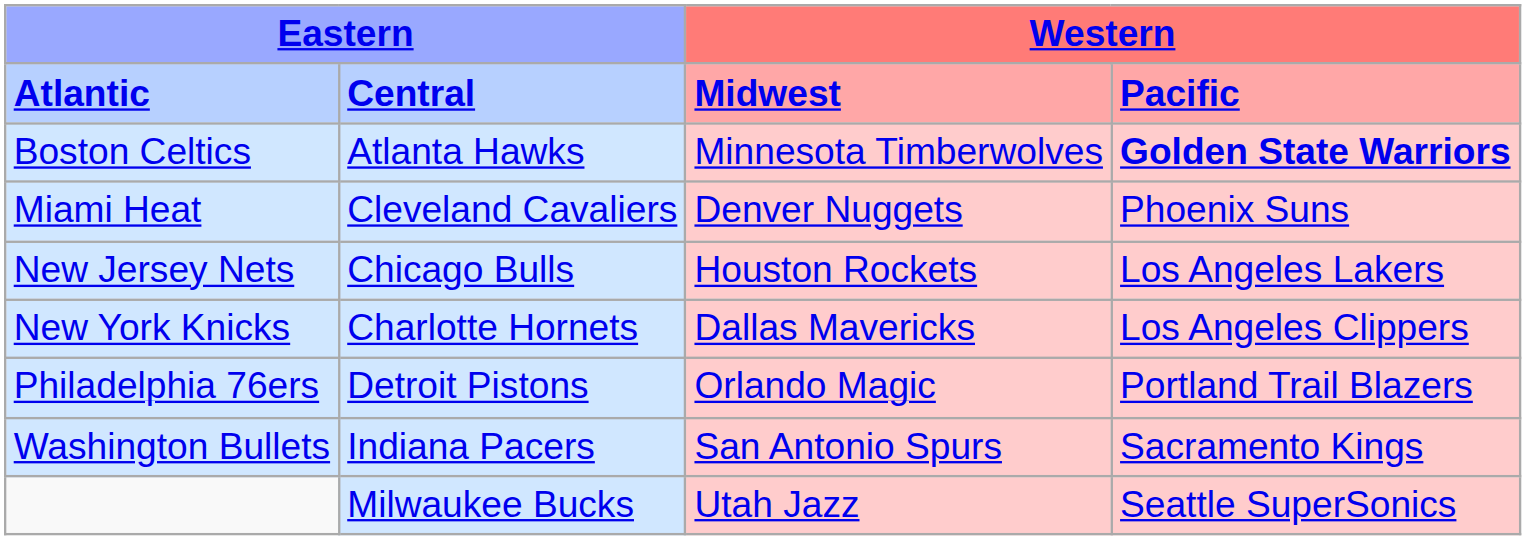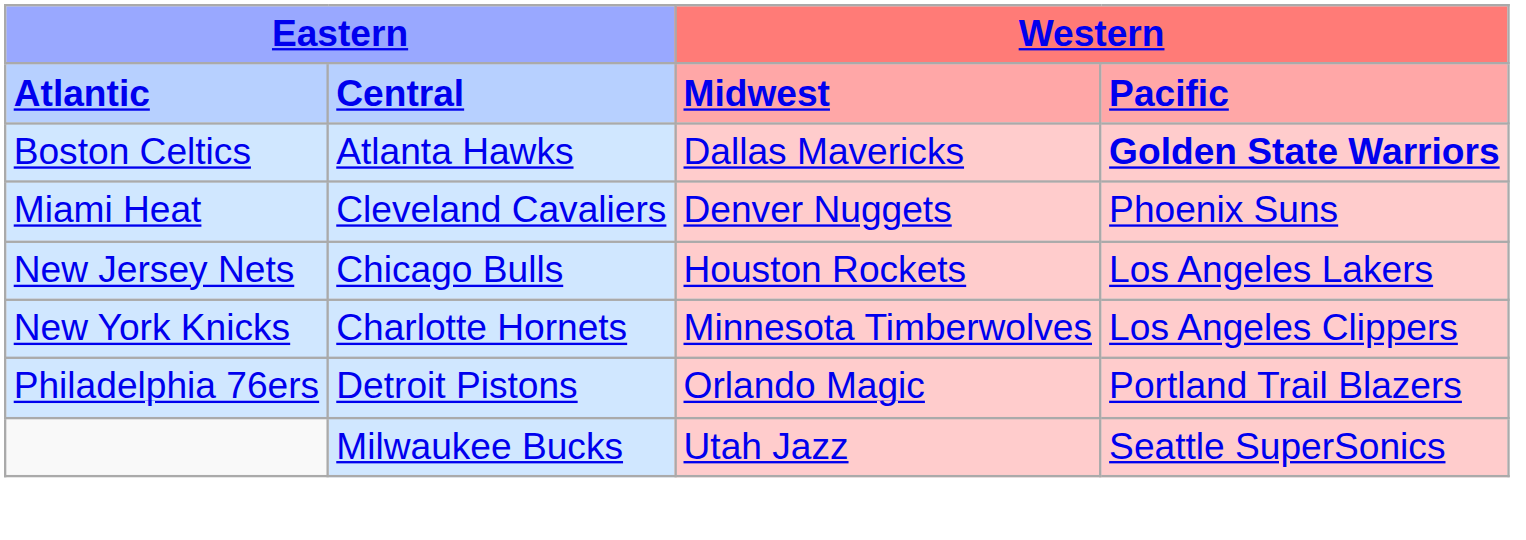(899, 151) Minnesota Timberwolves -> (824, 151) Dallas Mavericks
(835, 328) Dallas Mavericks -> (888, 328) Minnesota Timberwolves
- row: (172, 446)
